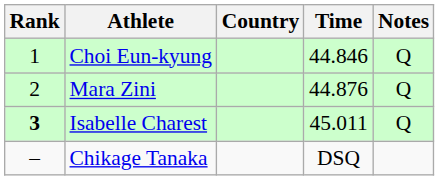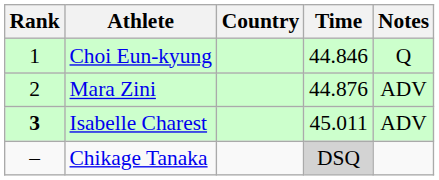(404, 89) Q -> (404, 89) ADV
(404, 123) Q -> (404, 123) ADV
(339, 157) no background -> (339, 157) lightgrey background
